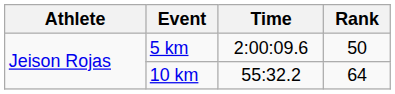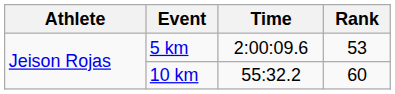(357, 47) 50 -> (357, 47) 53
(357, 76) 64 -> (357, 76) 60
